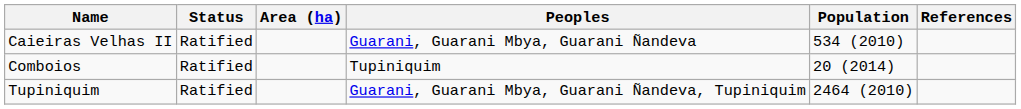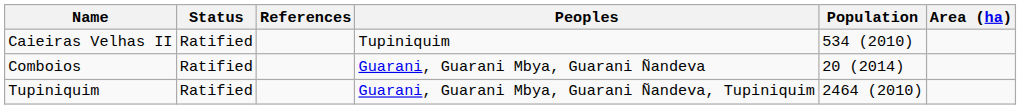columns swapped: (301, 17) <-> (966, 17)
(523, 42) Guarani, Guarani Mbya, Guarani Ñandeva -> (404, 42) Tupiniquim
(395, 67) Tupiniquim -> (532, 67) Guarani, Guarani Mbya, Guarani Ñandeva
